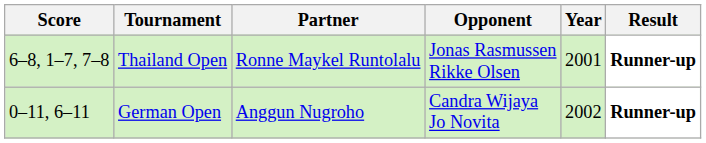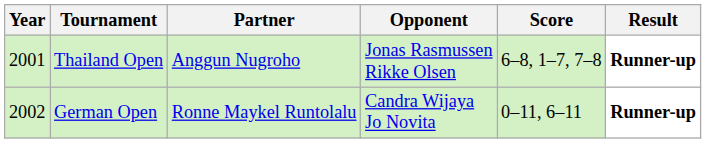columns swapped: (583, 19) <-> (59, 19)
(328, 60) Ronne Maykel Runtolalu -> (236, 60) Anggun Nugroho
(300, 112) Anggun Nugroho -> (264, 112) Ronne Maykel Runtolalu
